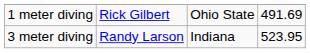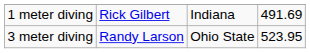(222, 15) Ohio State -> (213, 15) Indiana
(213, 36) Indiana -> (222, 36) Ohio State
